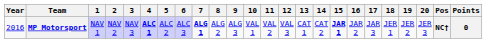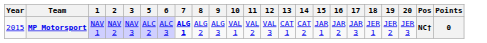- column: (149, 11)
(15, 28) 2016 -> (15, 28) 2015
(339, 28) bold -> (321, 28) normal
